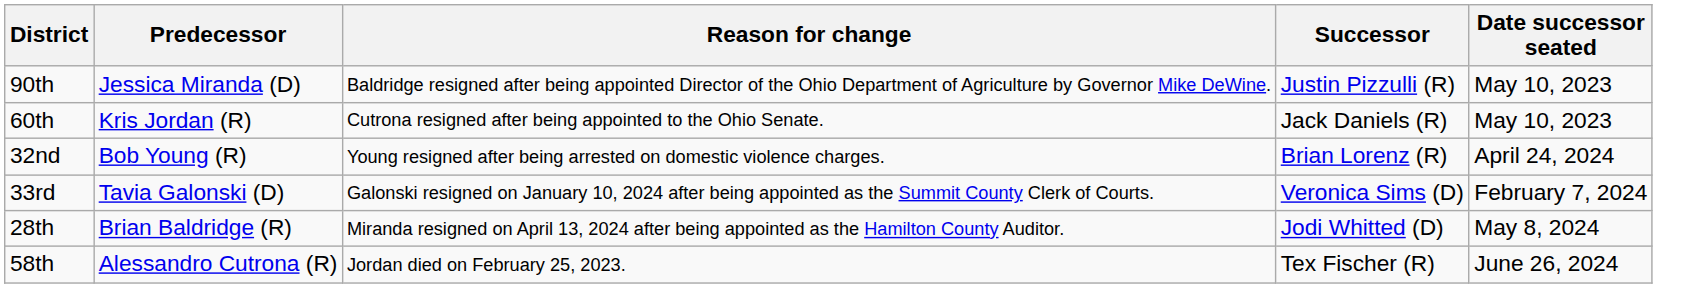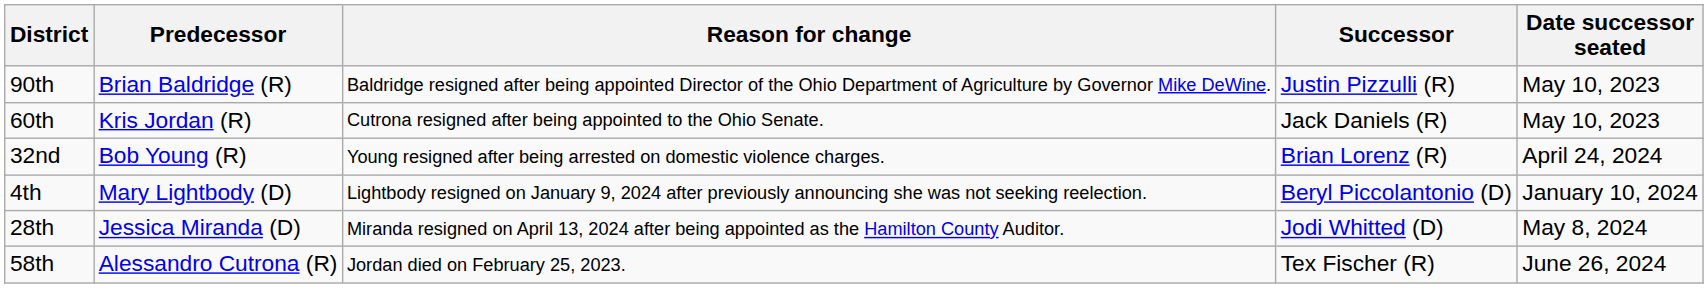(200, 84) Jessica Miranda (D) -> (195, 84) Brian Baldridge (R)
+ row: (26, 192)
- row: (33, 192)
(195, 228) Brian Baldridge (R) -> (200, 228) Jessica Miranda (D)
